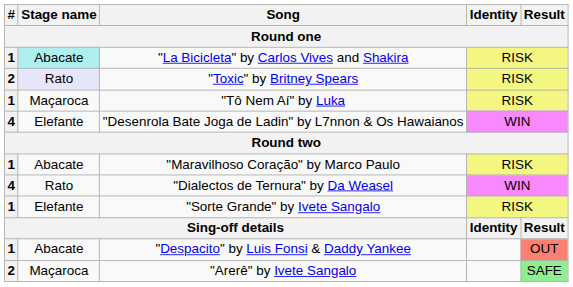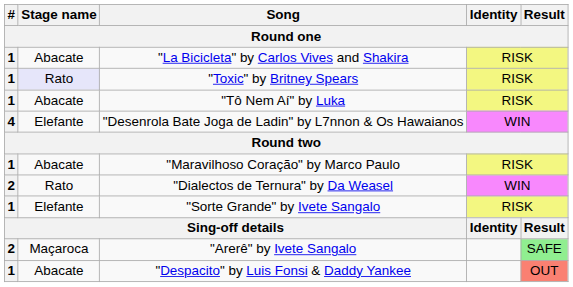(59, 57) paleturquoise background -> (59, 57) no background
(11, 79) 2 -> (11, 79) 1
(59, 100) Maçaroca -> (59, 100) Abacate
(11, 185) 4 -> (11, 185) 2
rows swapped: (283, 249) <-> (283, 270)
